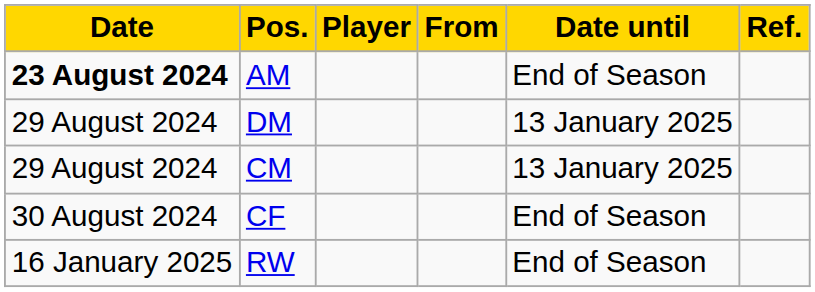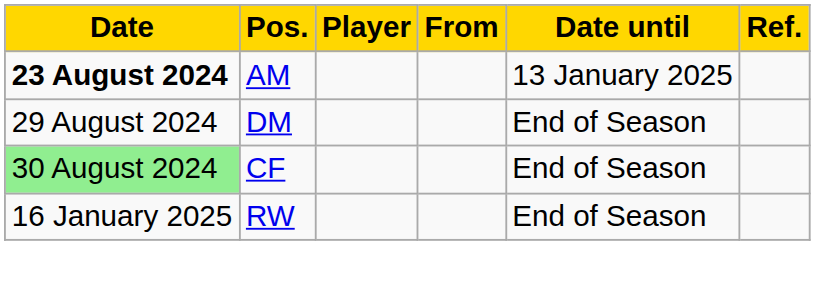(609, 74) End of Season -> (623, 74) 13 January 2025
(623, 121) 13 January 2025 -> (609, 121) End of Season
- row: (269, 168)
(115, 215) no background -> (115, 168) lightgreen background
